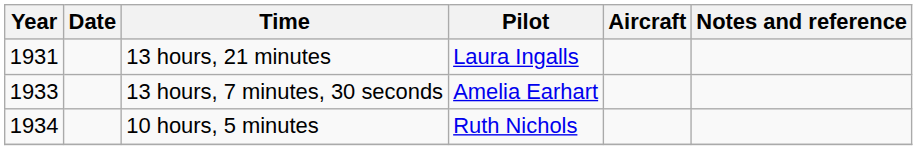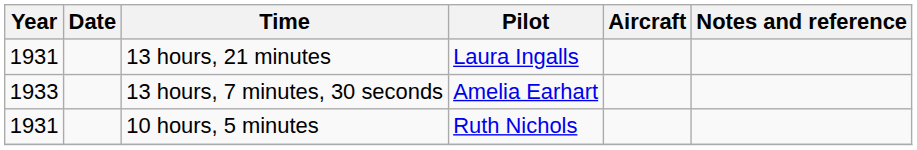(34, 126) 1934 -> (34, 126) 1931
